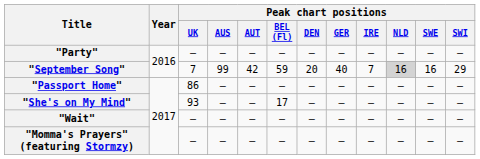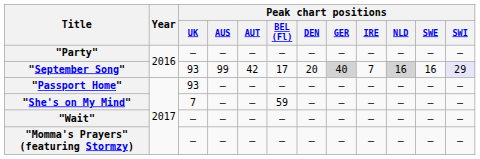(193, 69) 7 -> (193, 69) 93
(282, 69) 59 -> (282, 69) 17
(341, 69) no background -> (341, 69) lightgrey background
(460, 69) no background -> (460, 69) lavender background
(193, 86) 86 -> (193, 86) 93
(193, 102) 93 -> (193, 102) 7
(282, 102) 17 -> (282, 102) 59
